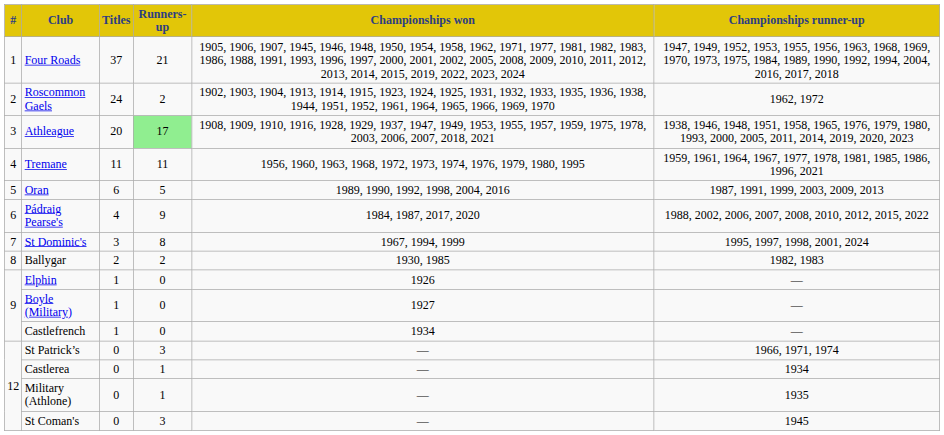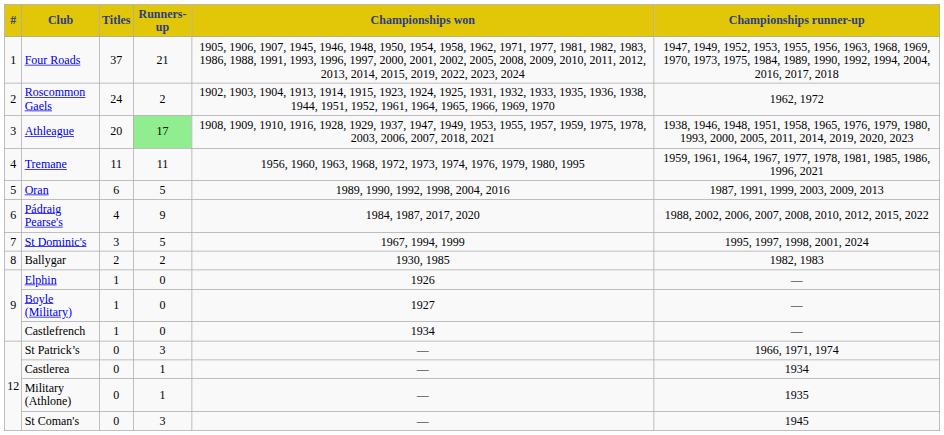(162, 241) 8 -> (162, 241) 5
